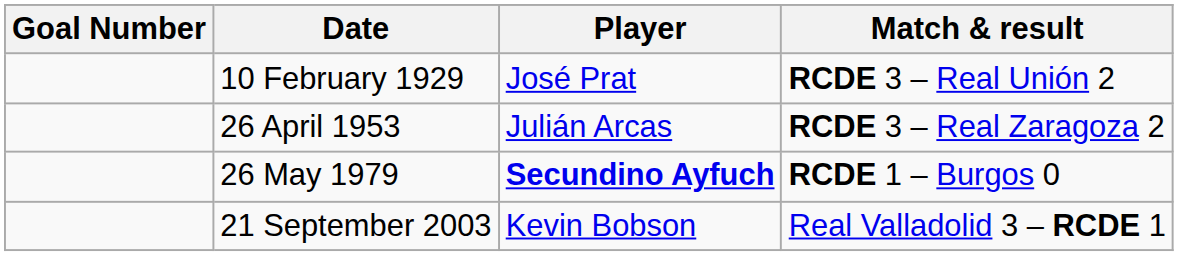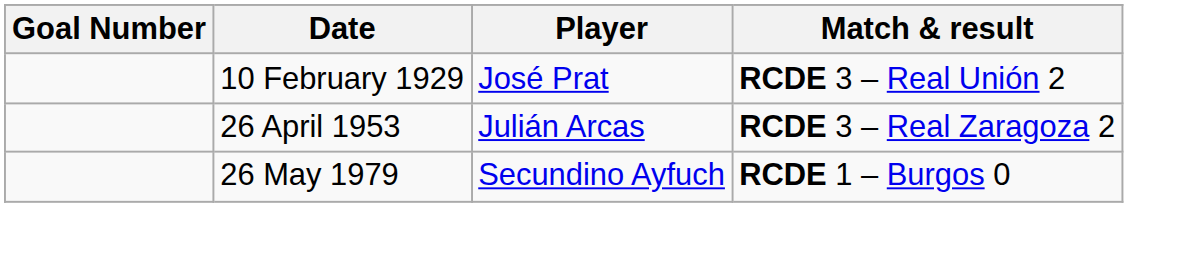(640, 175) bold -> (602, 175) normal
- row: (356, 224)
